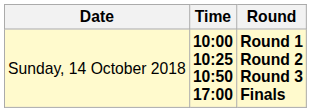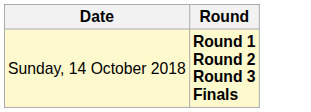- column: (213, 16)
